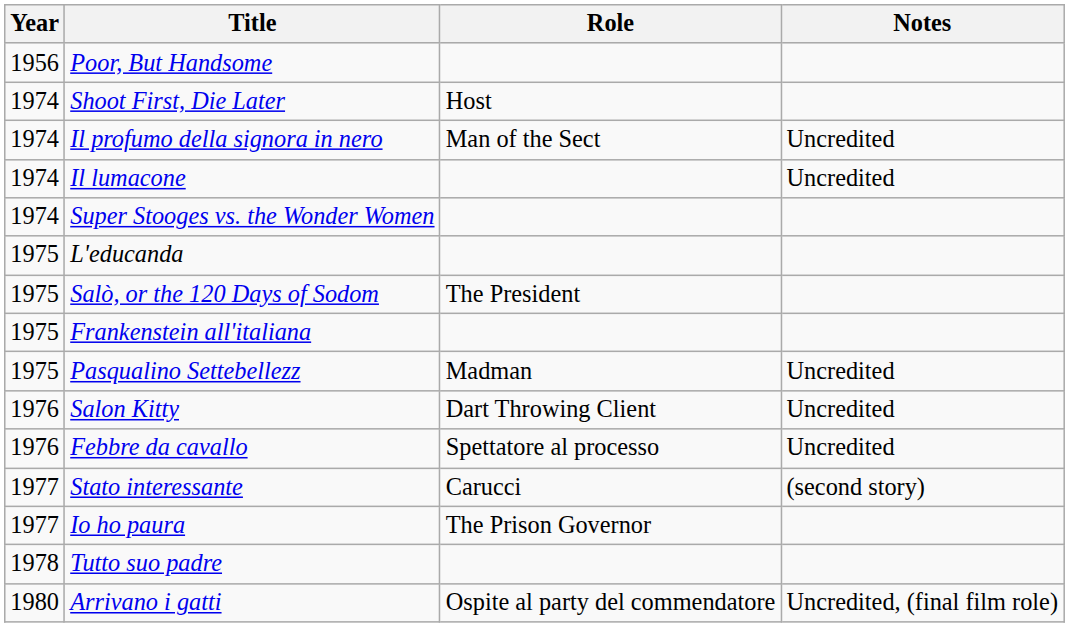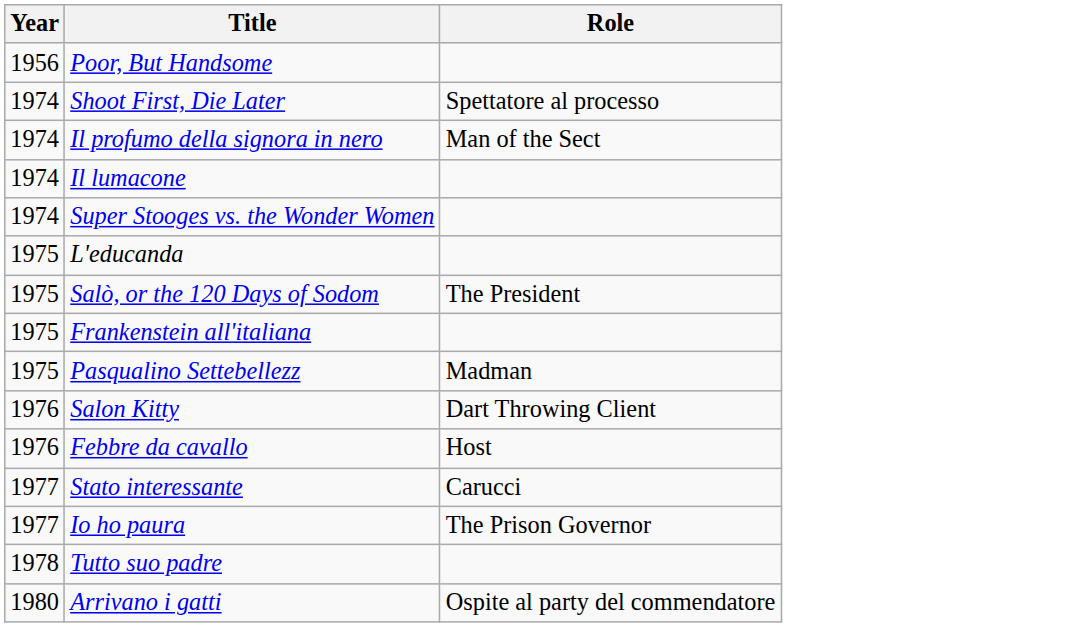- column: (922, 23)
(469, 100) Host -> (552, 100) Spettatore al processo
(552, 448) Spettatore al processo -> (469, 448) Host
